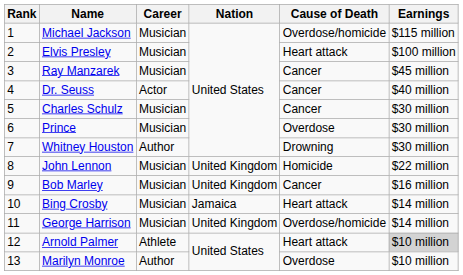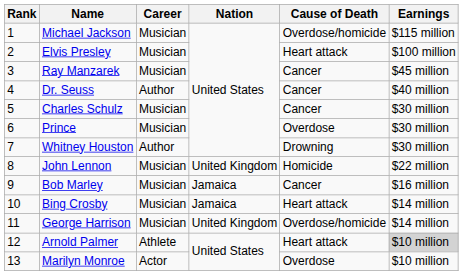(153, 90) Actor -> (157, 90) Author
(235, 185) United Kingdom -> (214, 185) Jamaica
(157, 261) Author -> (153, 261) Actor
